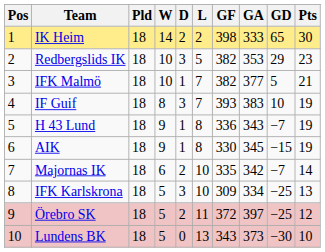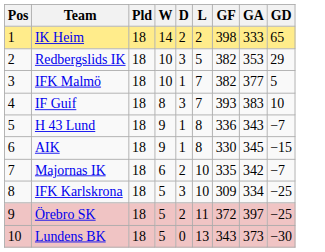- column: (308, 15)
